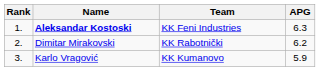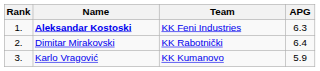(300, 43) 6.2 -> (300, 43) 6.4
